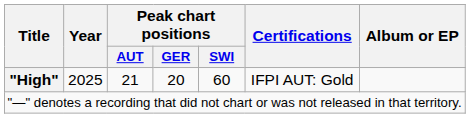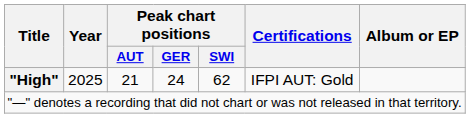(176, 79) 20 -> (176, 79) 24
(222, 79) 60 -> (222, 79) 62
